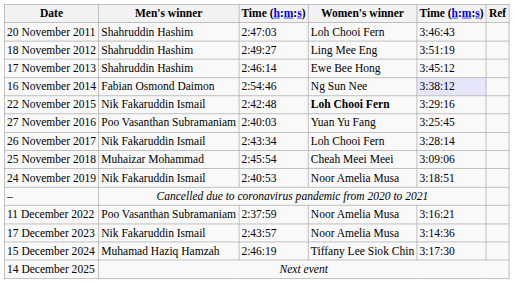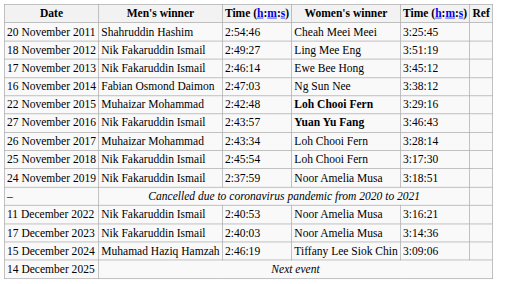(259, 31) 2:47:03 -> (243, 31) 2:54:46
(348, 31) Loh Chooi Fern -> (336, 31) Cheah Meei Meei
(437, 31) 3:46:43 -> (421, 31) 3:25:45
(147, 50) Shahruddin Hashim -> (153, 50) Nik Fakaruddin Ismail
(147, 68) Shahruddin Hashim -> (153, 68) Nik Fakaruddin Ismail
(259, 86) 2:54:46 -> (243, 86) 2:47:03
(437, 86) lavender background -> (421, 86) no background
(153, 104) Nik Fakaruddin Ismail -> (153, 104) Muhaizar Mohammad
(169, 123) Poo Vasanthan Subramaniam -> (153, 123) Nik Fakaruddin Ismail
(259, 123) 2:40:03 -> (243, 123) 2:43:57
(343, 123) normal -> (329, 123) bold
(437, 123) 3:25:45 -> (421, 123) 3:46:43
(153, 141) Nik Fakaruddin Ismail -> (153, 141) Muhaizar Mohammad
(153, 159) Muhaizar Mohammad -> (153, 159) Nik Fakaruddin Ismail
(352, 159) Cheah Meei Meei -> (331, 159) Loh Chooi Fern
(437, 159) 3:09:06 -> (421, 159) 3:17:30
(259, 178) 2:40:53 -> (243, 178) 2:37:59
(169, 214) Poo Vasanthan Subramaniam -> (153, 214) Nik Fakaruddin Ismail
(259, 214) 2:37:59 -> (243, 214) 2:40:53
(259, 232) 2:43:57 -> (243, 232) 2:40:03
(437, 251) 3:17:30 -> (421, 251) 3:09:06
